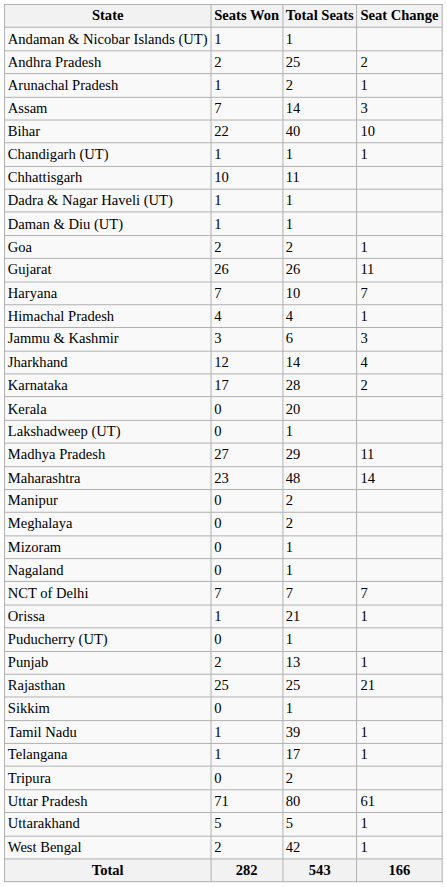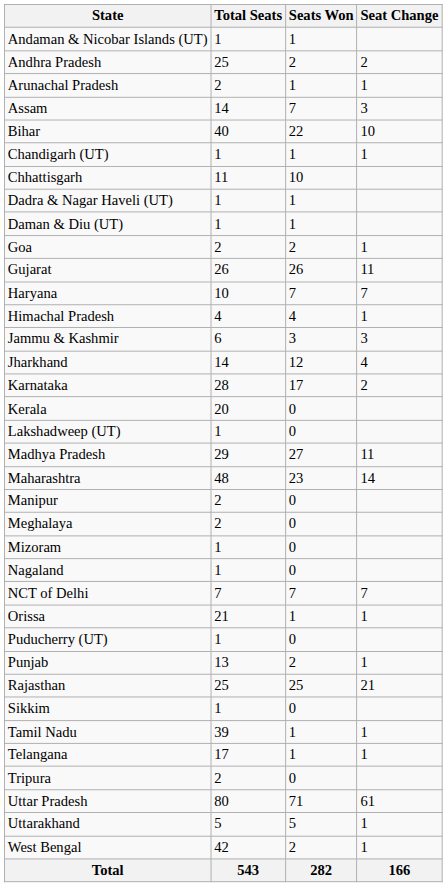columns swapped: (320, 16) <-> (247, 16)
